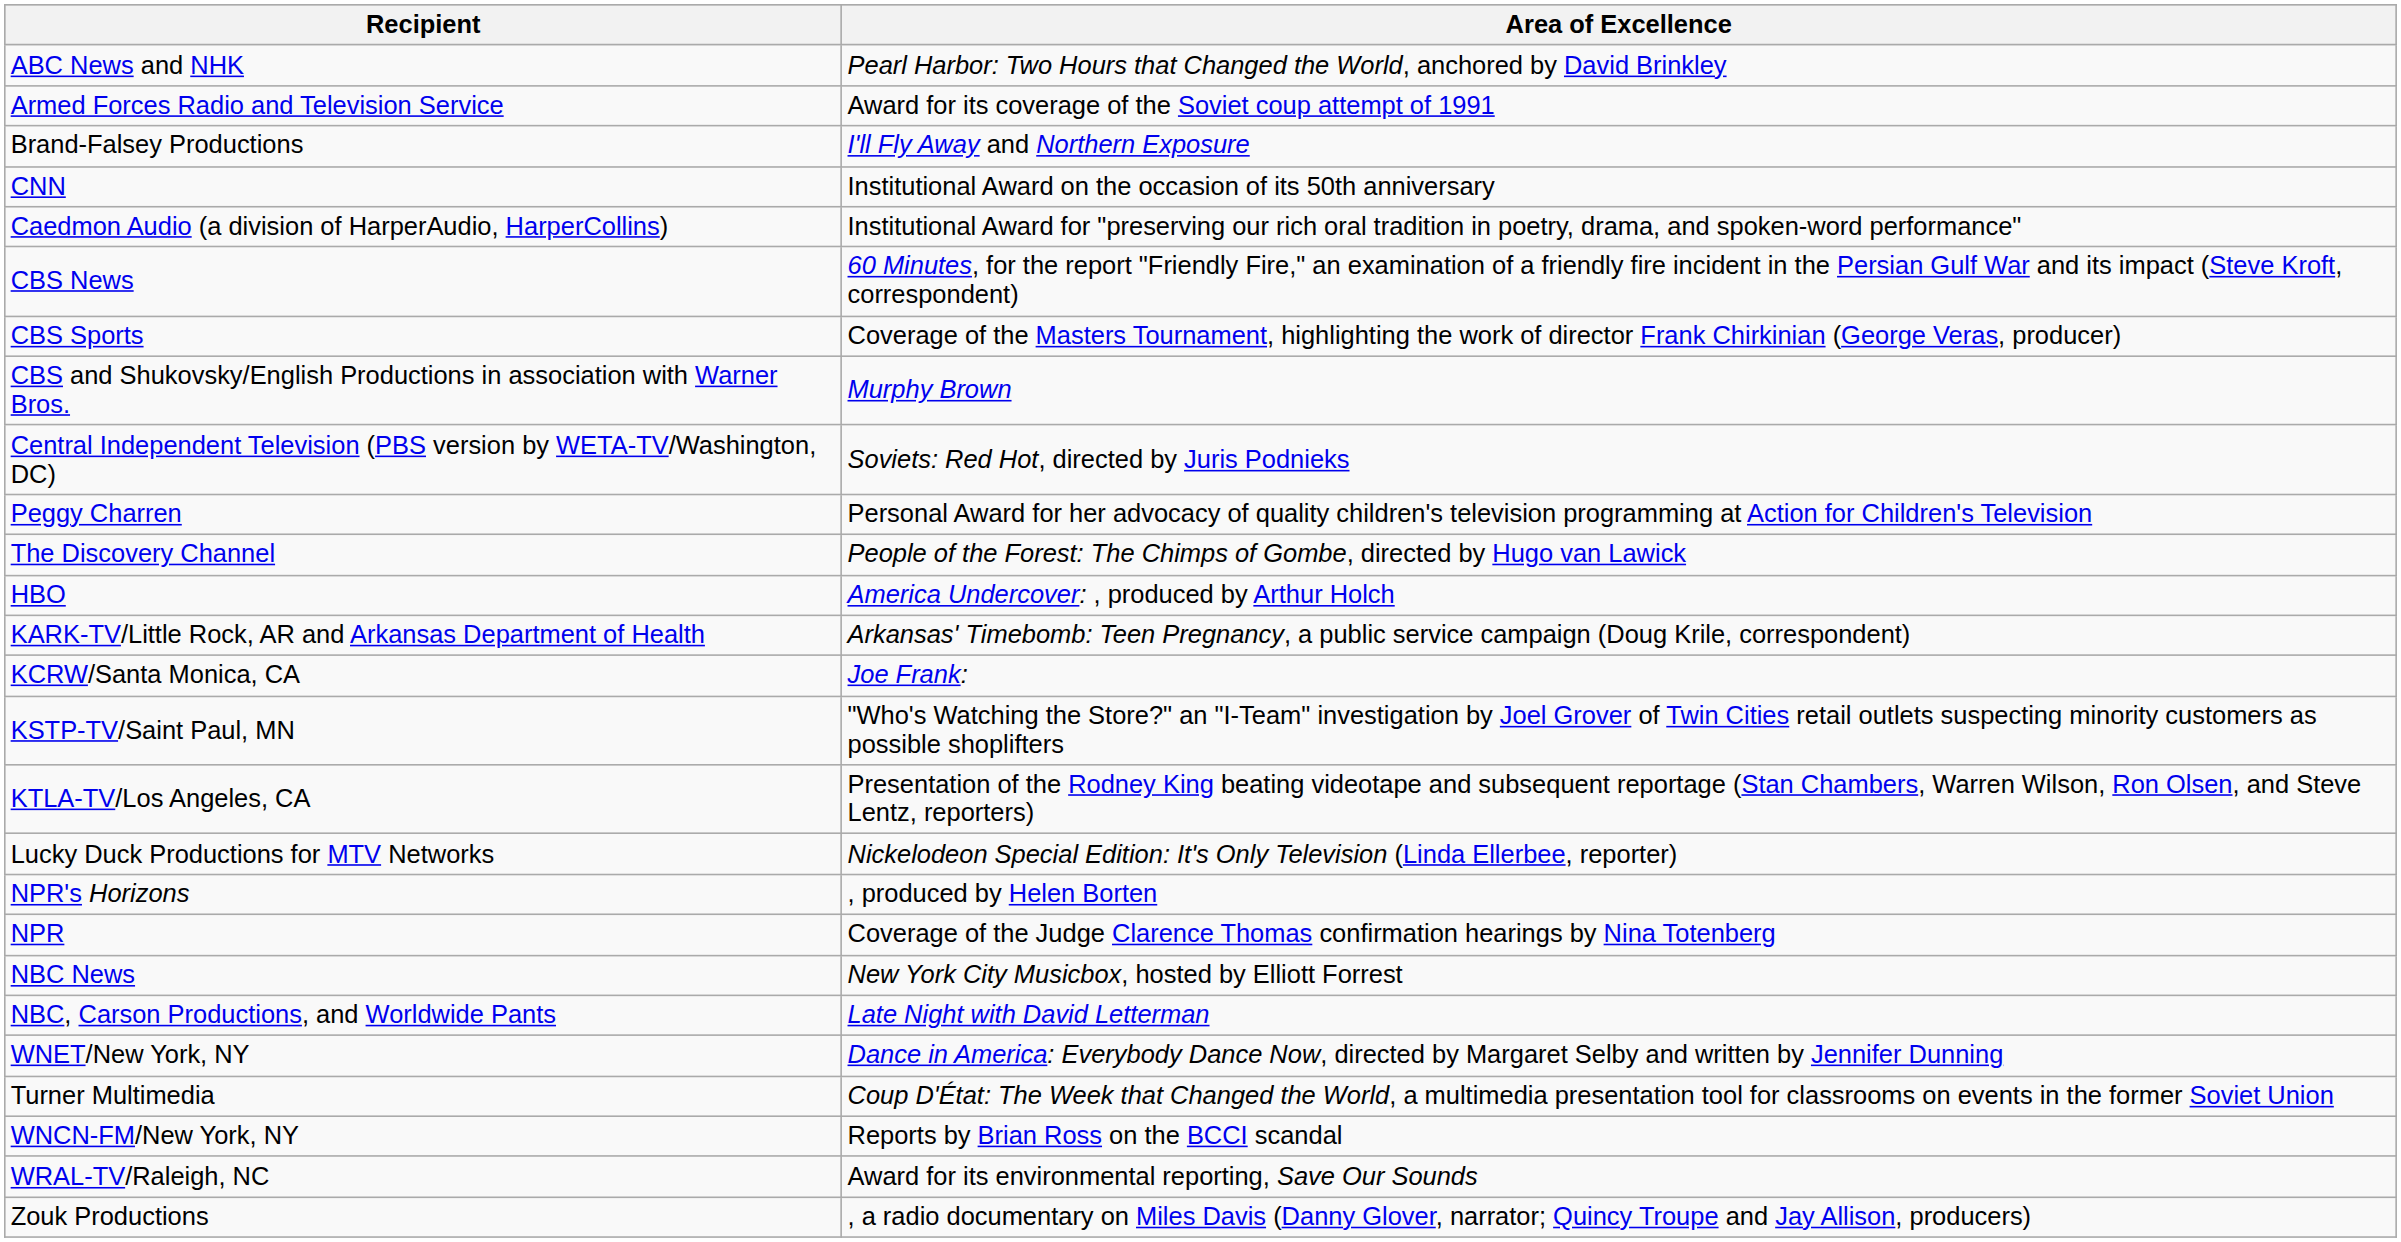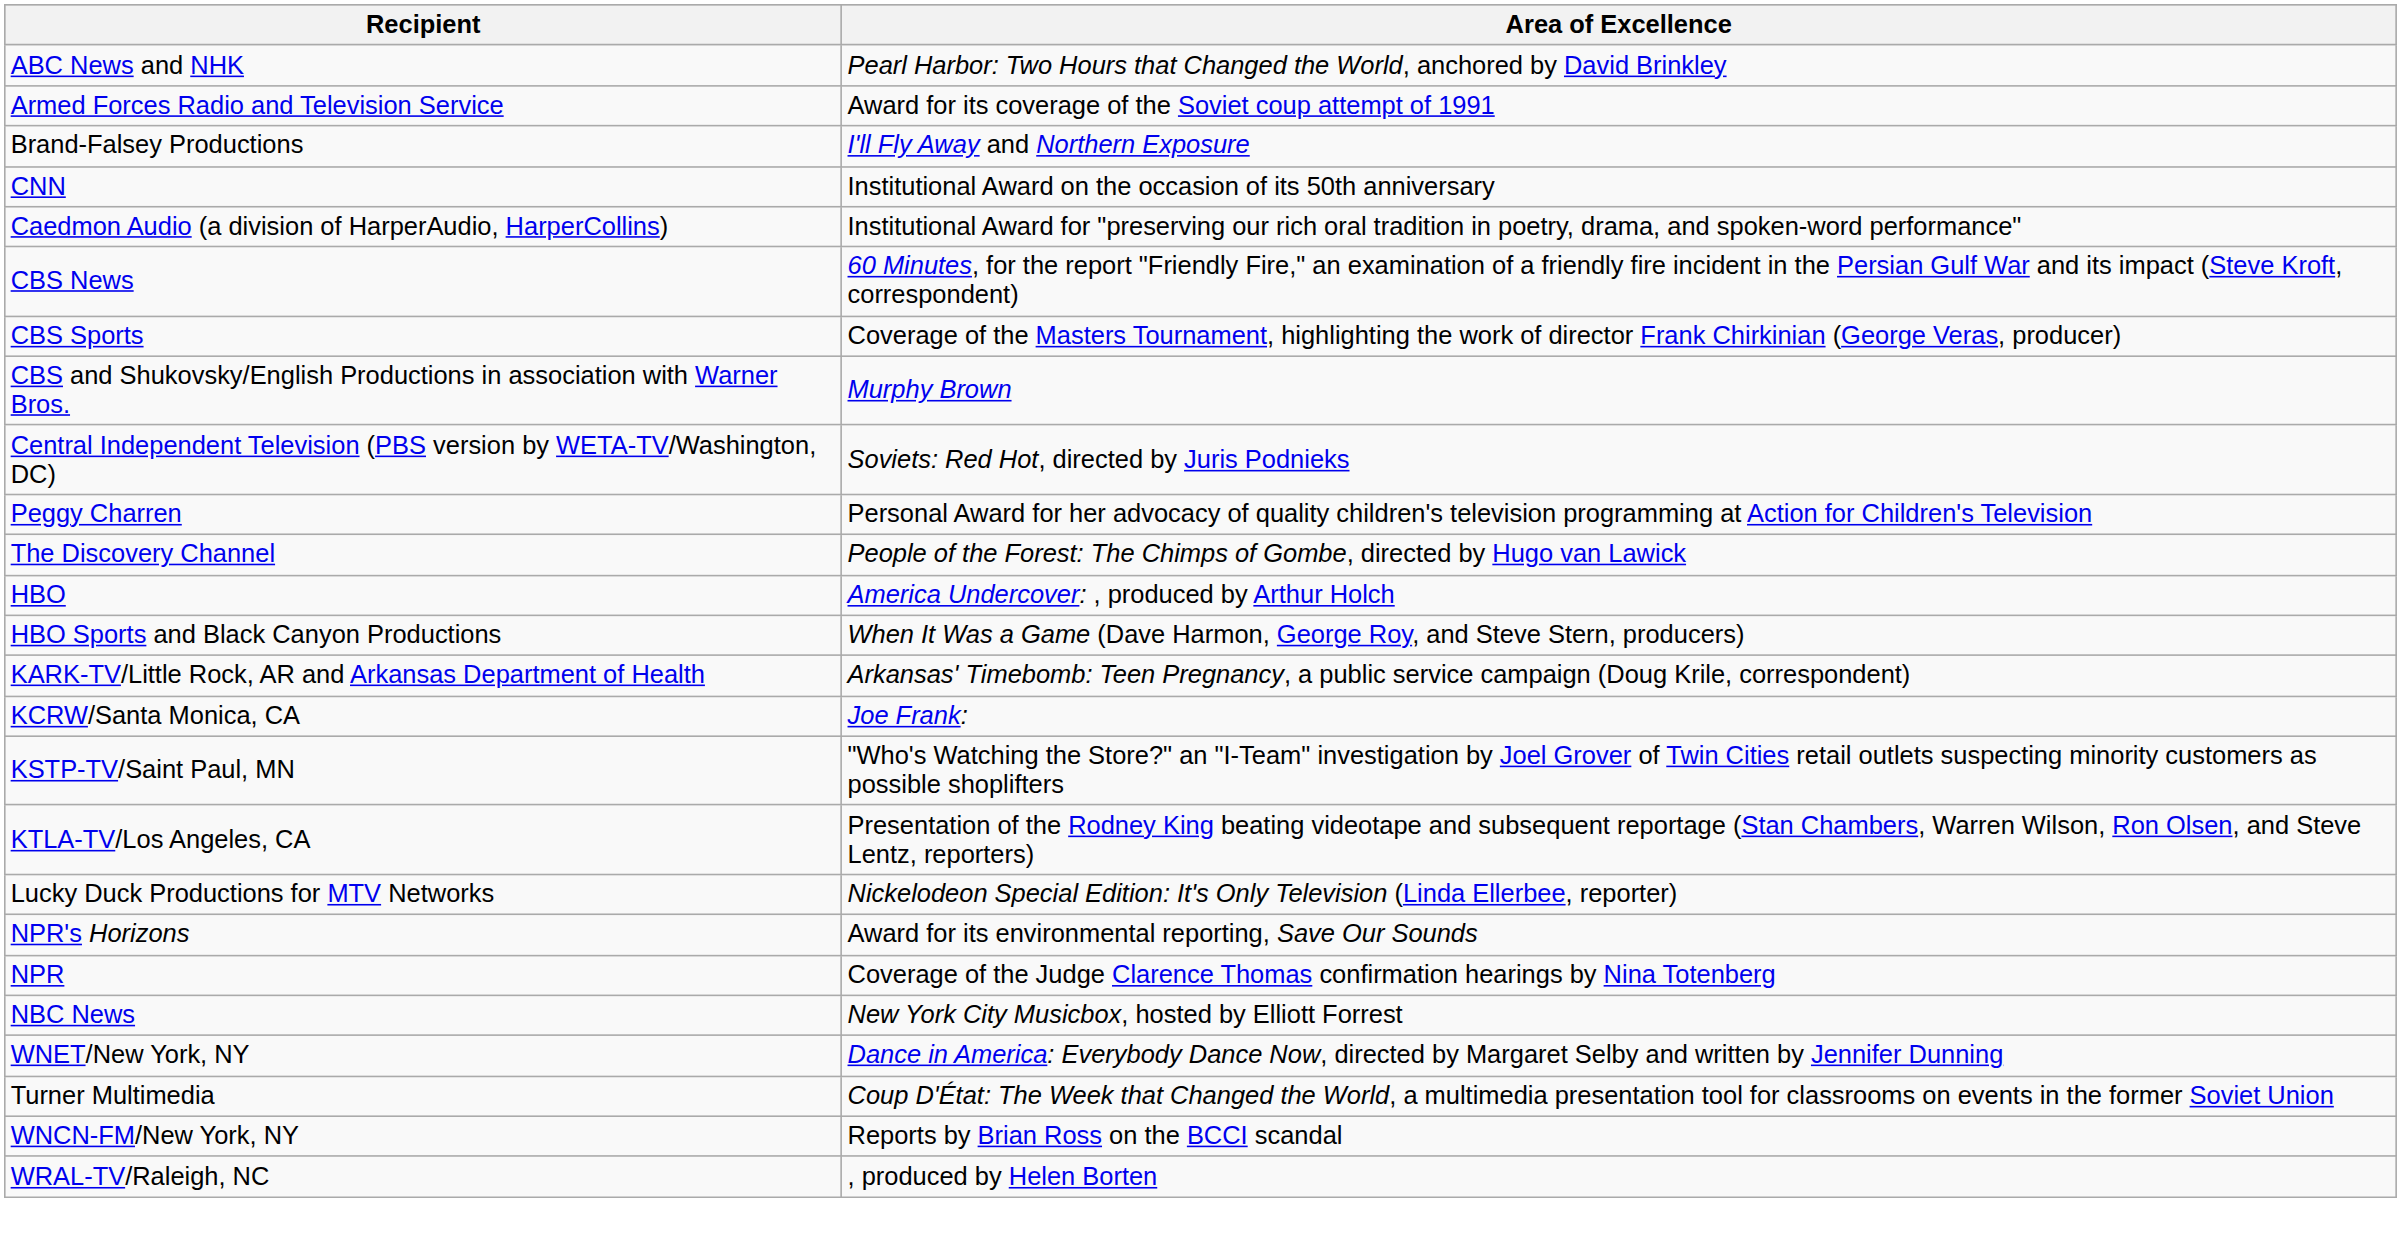+ row: (256, 635)
(1002, 894) , produced by Helen Borten -> (1163, 934) Award for its environmental reporting, Save Our Sounds
- row: (283, 1015)
(1163, 1176) Award for its environmental reporting, Save Our Sounds -> (1002, 1176) , produced by Helen Borten
- row: (110, 1216)
